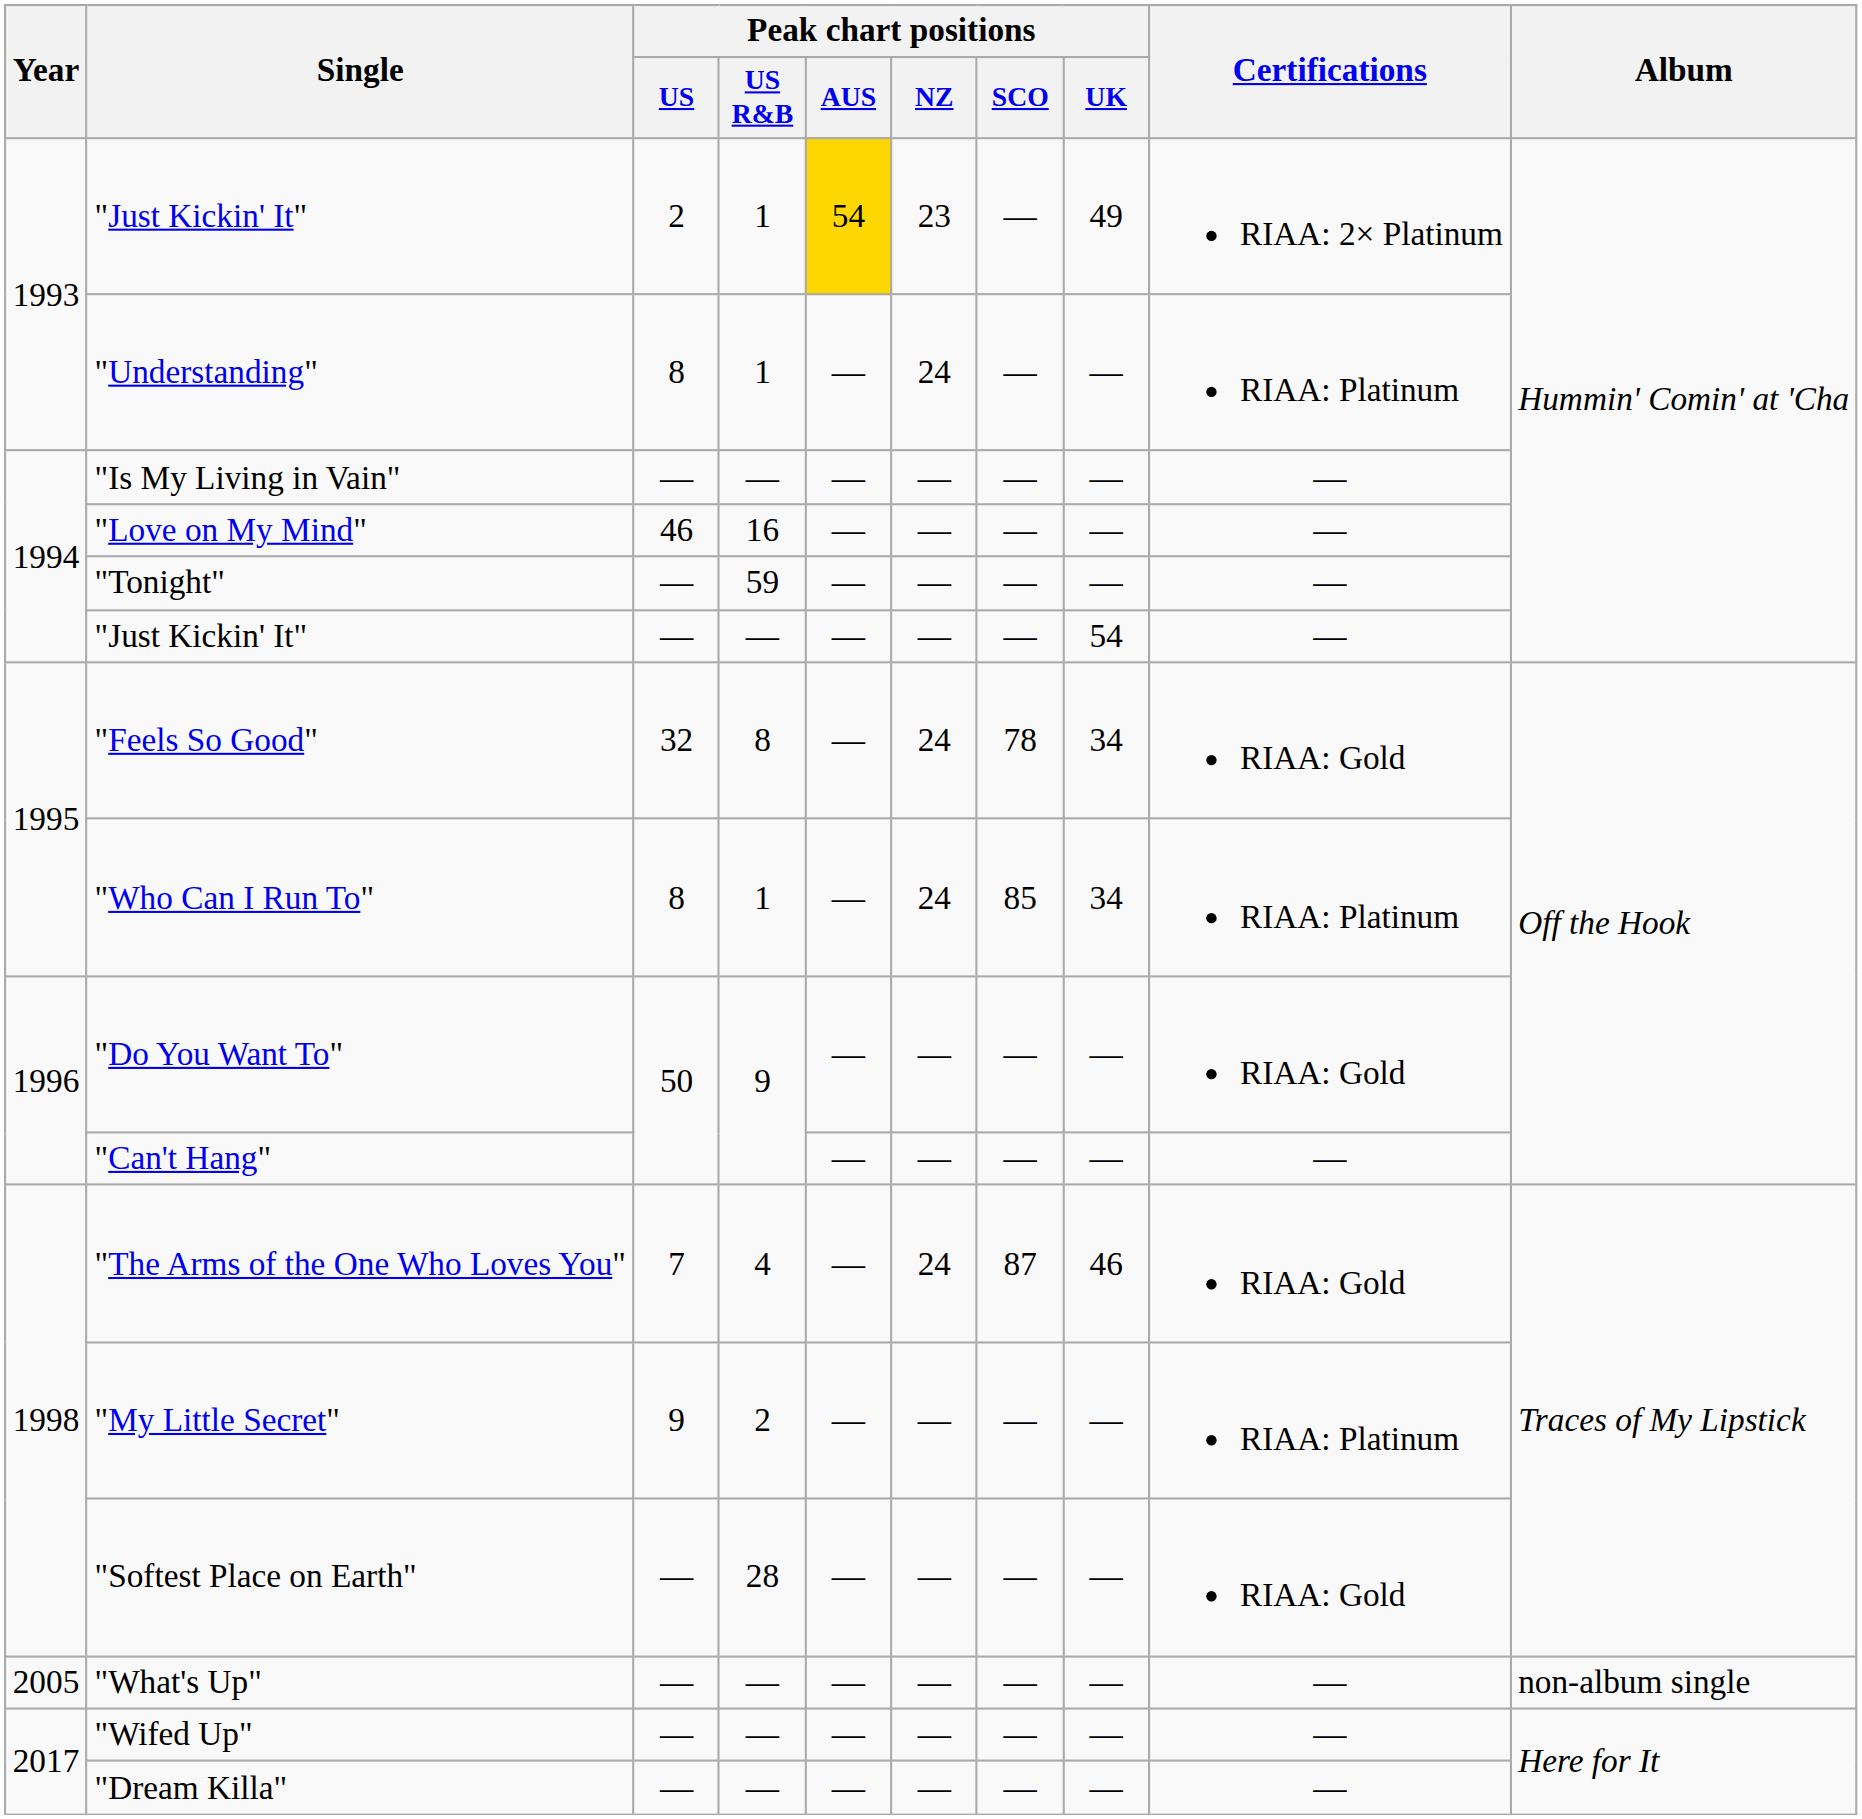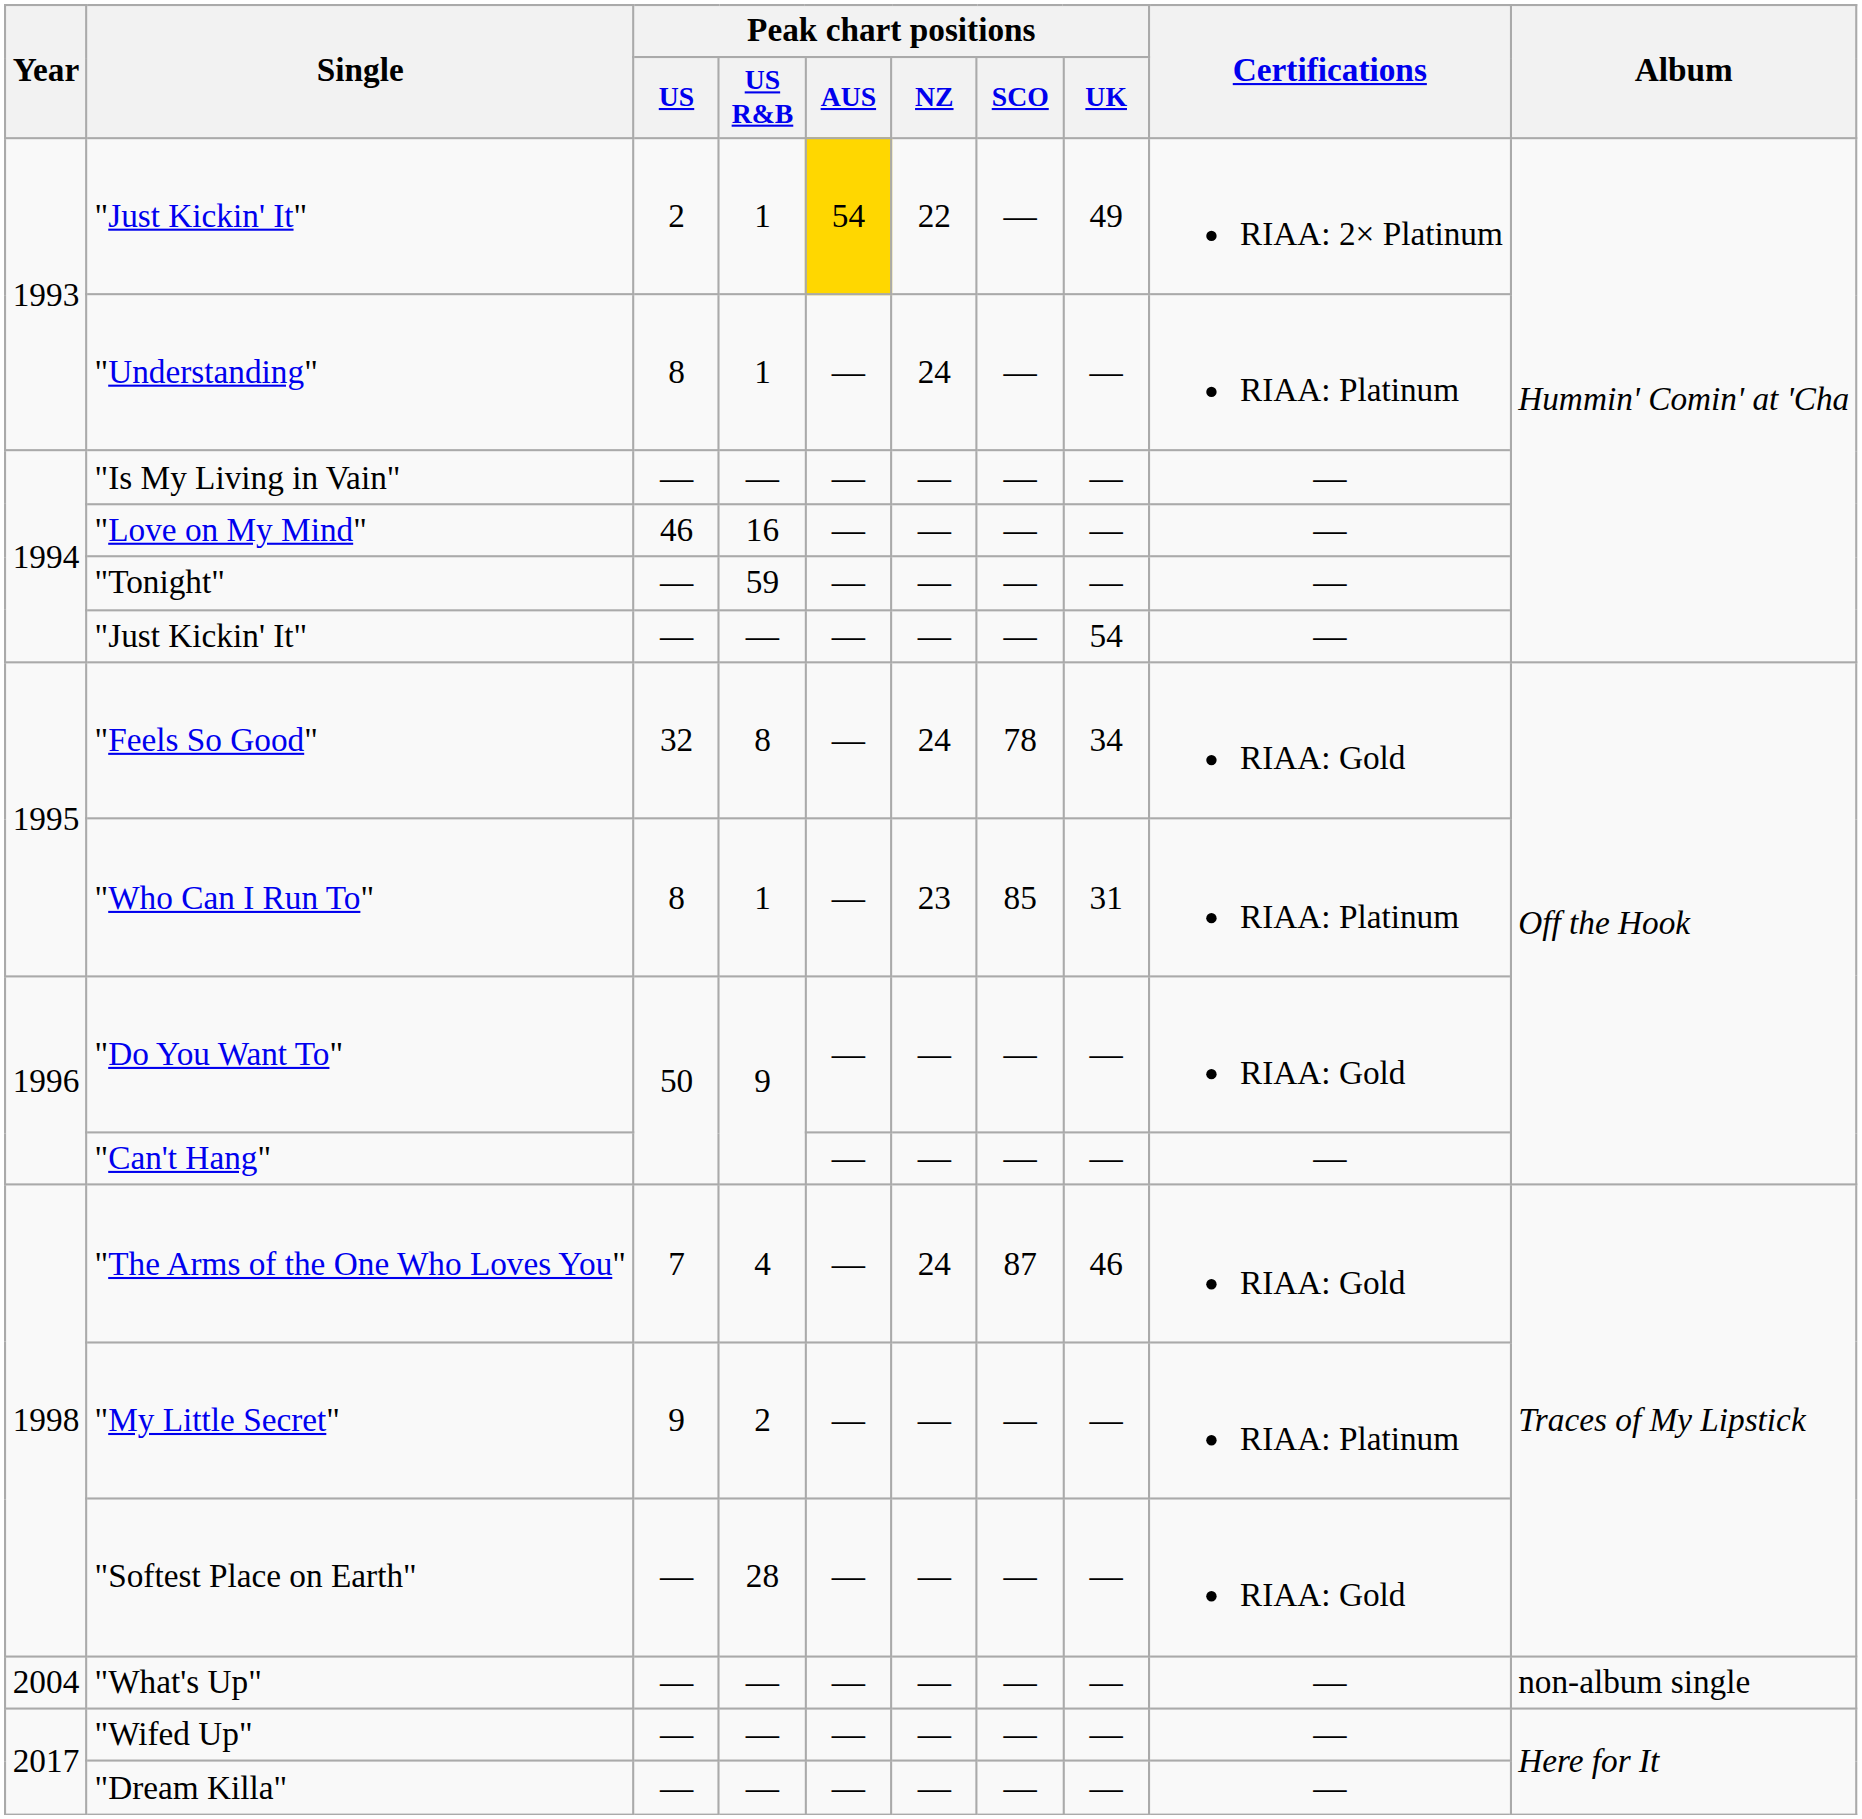(934, 215) 23 -> (934, 215) 22
(934, 896) 24 -> (934, 896) 23
(1106, 896) 34 -> (1106, 896) 31
(46, 1681) 2005 -> (46, 1681) 2004
